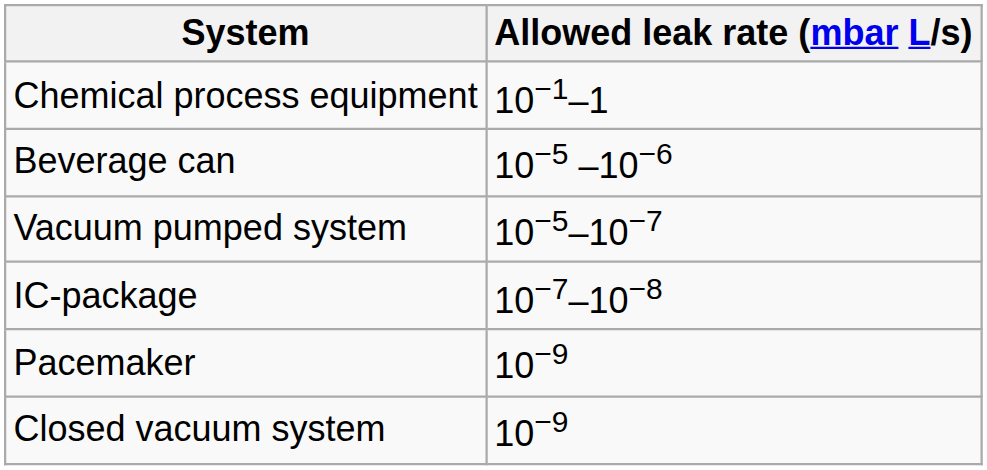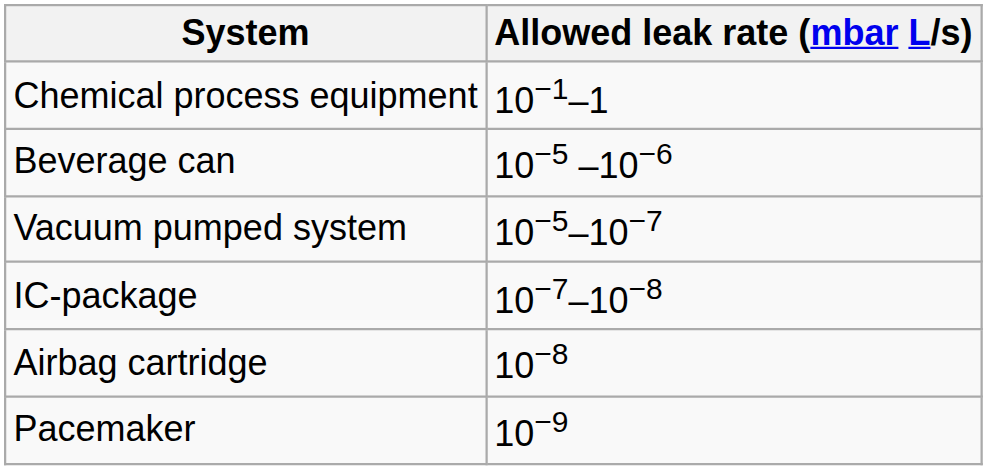+ row: (140, 362)
- row: (199, 429)
